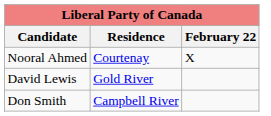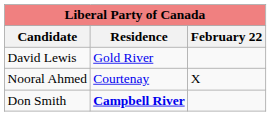rows swapped: (47, 57) <-> (42, 79)
(136, 100) normal -> (139, 100) bold
